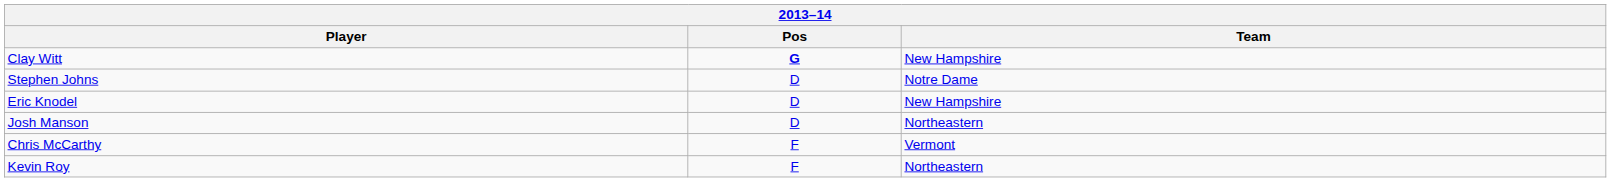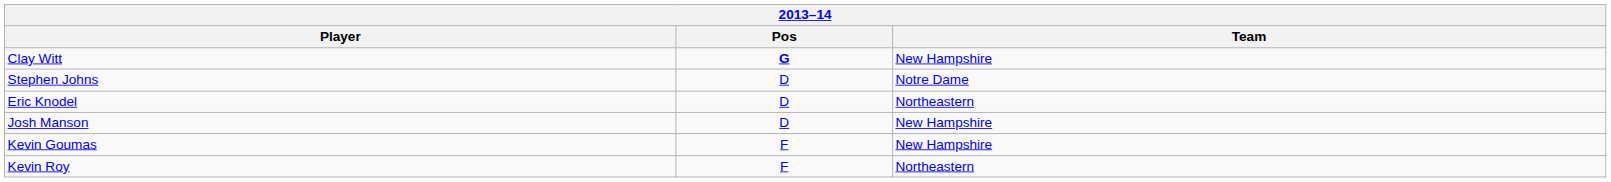(953, 101) New Hampshire -> (935, 101) Northeastern
(944, 123) Northeastern -> (944, 123) New Hampshire
+ row: (52, 144)
- row: (54, 144)
